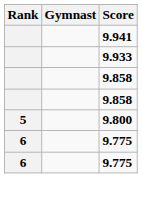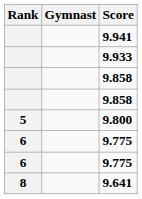+ row: (23, 183)
